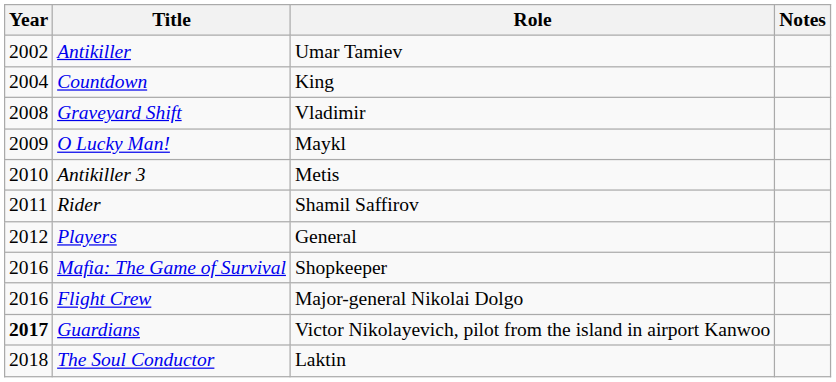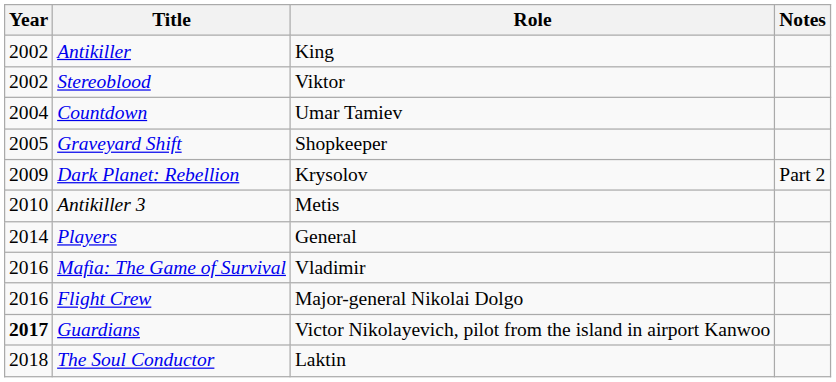(349, 50) Umar Tamiev -> (314, 50) King
+ row: (104, 81)
(314, 81) King -> (349, 112) Umar Tamiev
(29, 112) 2008 -> (29, 143) 2005
(330, 112) Vladimir -> (341, 143) Shopkeeper
+ row: (148, 174)
- row: (114, 143)
- row: (79, 205)
(29, 236) 2012 -> (29, 236) 2014
(341, 267) Shopkeeper -> (330, 267) Vladimir
